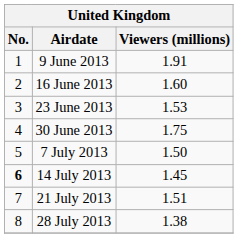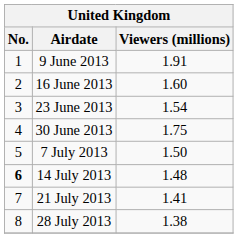(175, 107) 1.53 -> (175, 107) 1.54
(175, 175) 1.45 -> (175, 175) 1.48
(175, 198) 1.51 -> (175, 198) 1.41
